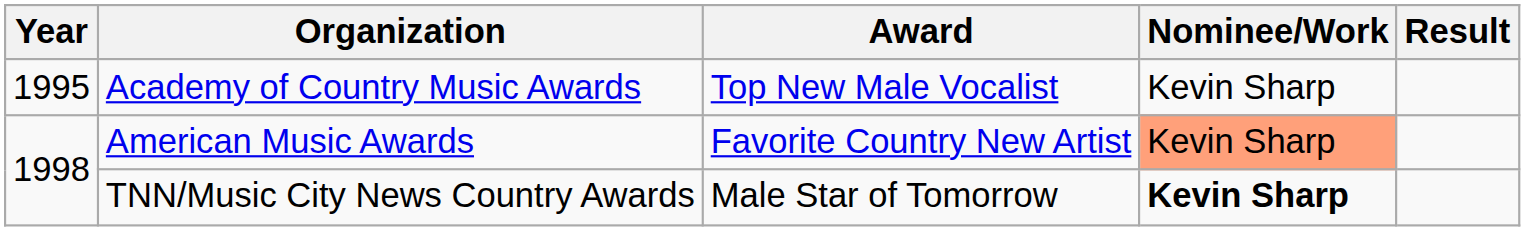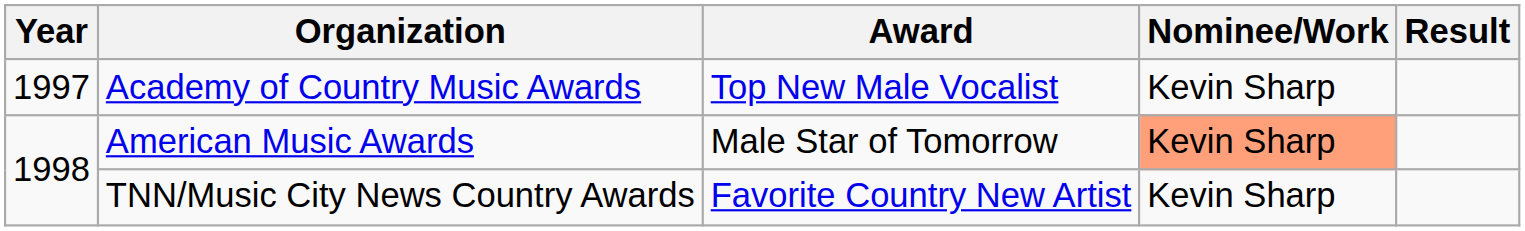(51, 86) 1995 -> (51, 86) 1997
(921, 141) Favorite Country New Artist -> (884, 141) Male Star of Tomorrow
(884, 196) Male Star of Tomorrow -> (921, 196) Favorite Country New Artist
(1248, 196) bold -> (1241, 196) normal
